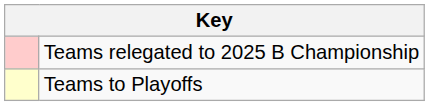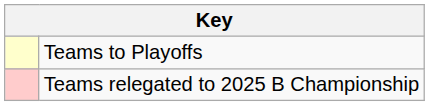rows swapped: (123, 84) <-> (231, 52)
